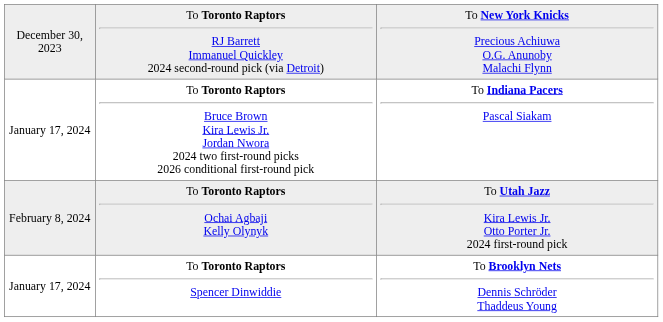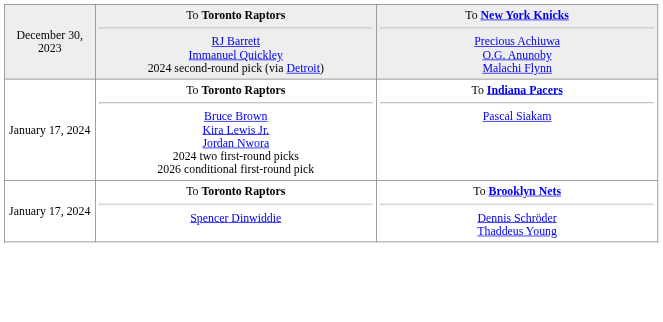- row: (236, 211)
